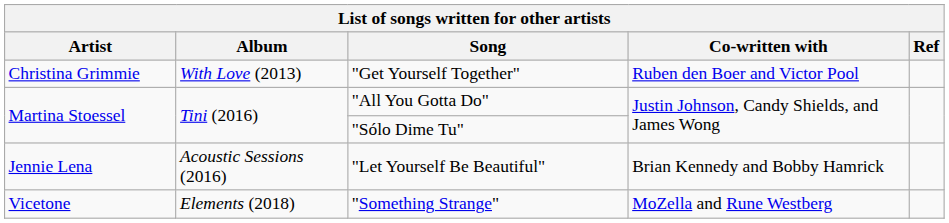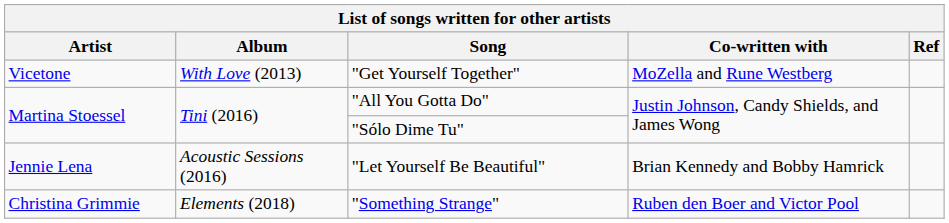(74, 73) Christina Grimmie -> (40, 73) Vicetone
(746, 73) Ruben den Boer and Victor Pool -> (732, 73) MoZella and Rune Westberg
(40, 203) Vicetone -> (74, 203) Christina Grimmie
(732, 203) MoZella and Rune Westberg -> (746, 203) Ruben den Boer and Victor Pool
